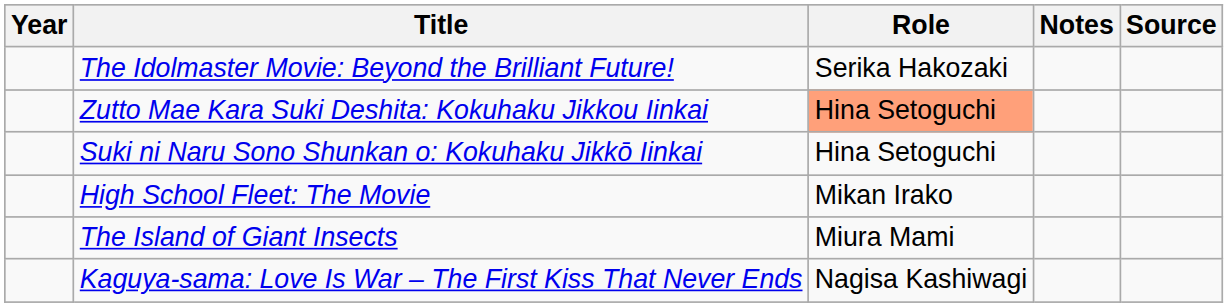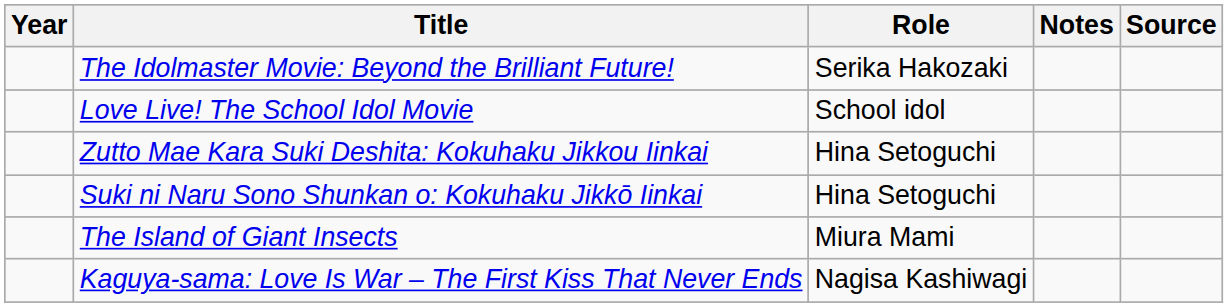+ row: (277, 110)
(905, 110) lightsalmon background -> (905, 152) no background
- row: (255, 195)
